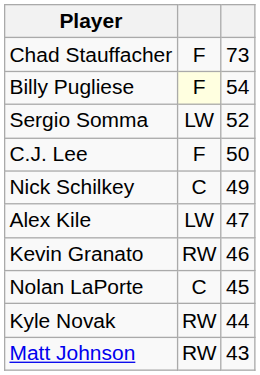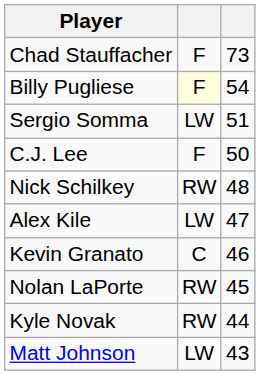(238, 120) 52 -> (238, 120) 51
(199, 187) C -> (199, 187) RW
(238, 187) 49 -> (238, 187) 48
(199, 253) RW -> (199, 253) C
(199, 287) C -> (199, 287) RW
(199, 353) RW -> (199, 353) LW
